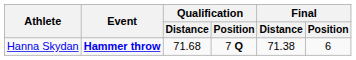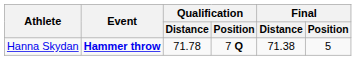(187, 47) 71.68 -> (187, 47) 71.78
(328, 47) 6 -> (328, 47) 5
